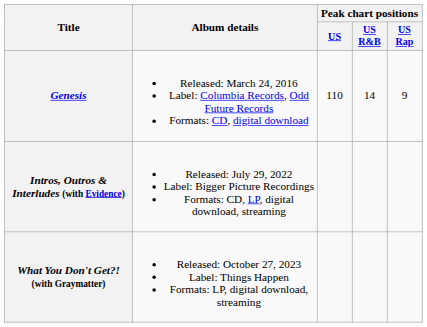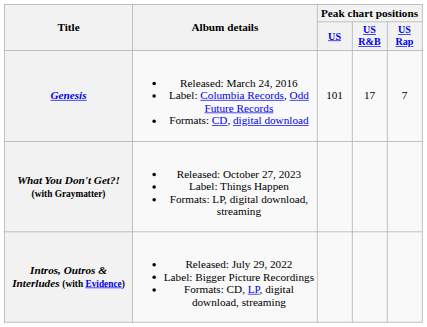(335, 96) 110 -> (335, 96) 101
(370, 96) 14 -> (370, 96) 17
(404, 96) 9 -> (404, 96) 7
rows swapped: (69, 186) <-> (69, 277)
